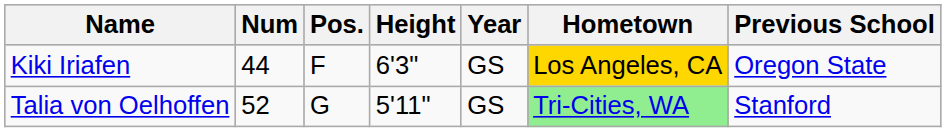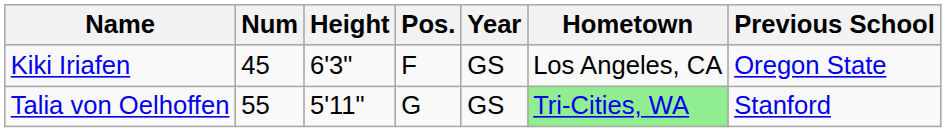columns swapped: (337, 24) <-> (416, 24)
(255, 65) 44 -> (255, 65) 45
(628, 65) gold background -> (628, 65) no background
(255, 106) 52 -> (255, 106) 55
